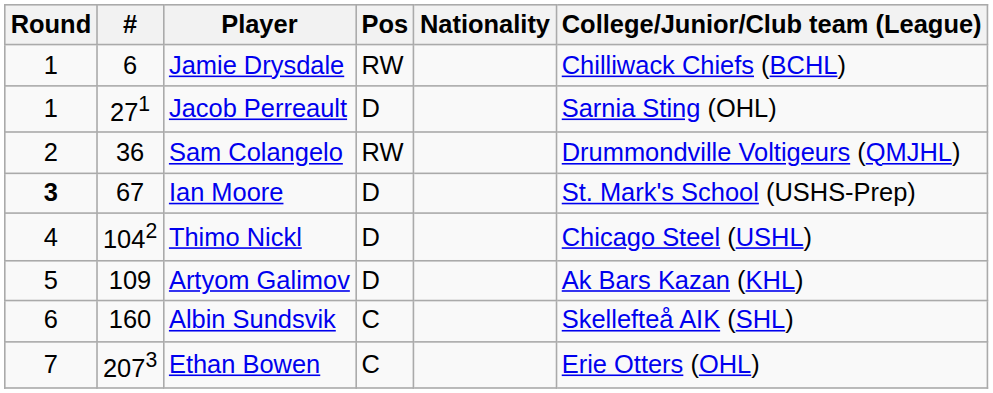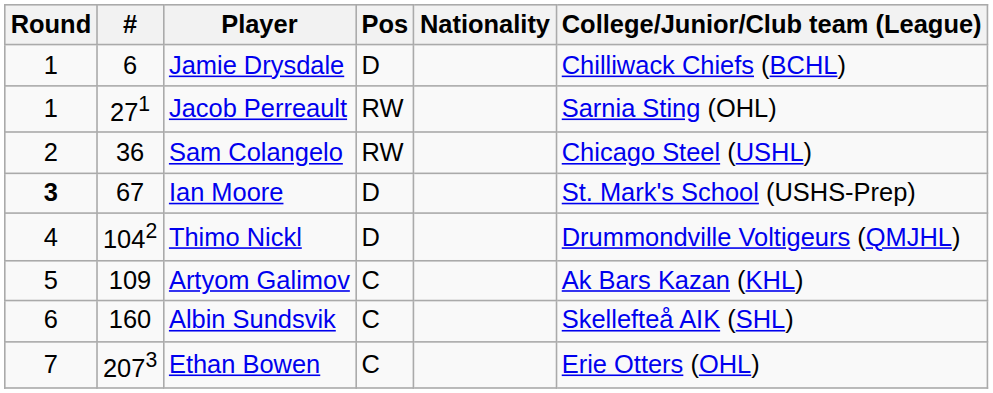(383, 65) RW -> (371, 65) D
(371, 108) D -> (383, 108) RW
(761, 152) Drummondville Voltigeurs (QMJHL) -> (687, 152) Chicago Steel (USHL)
(687, 236) Chicago Steel (USHL) -> (761, 236) Drummondville Voltigeurs (QMJHL)
(371, 280) D -> (371, 280) C
